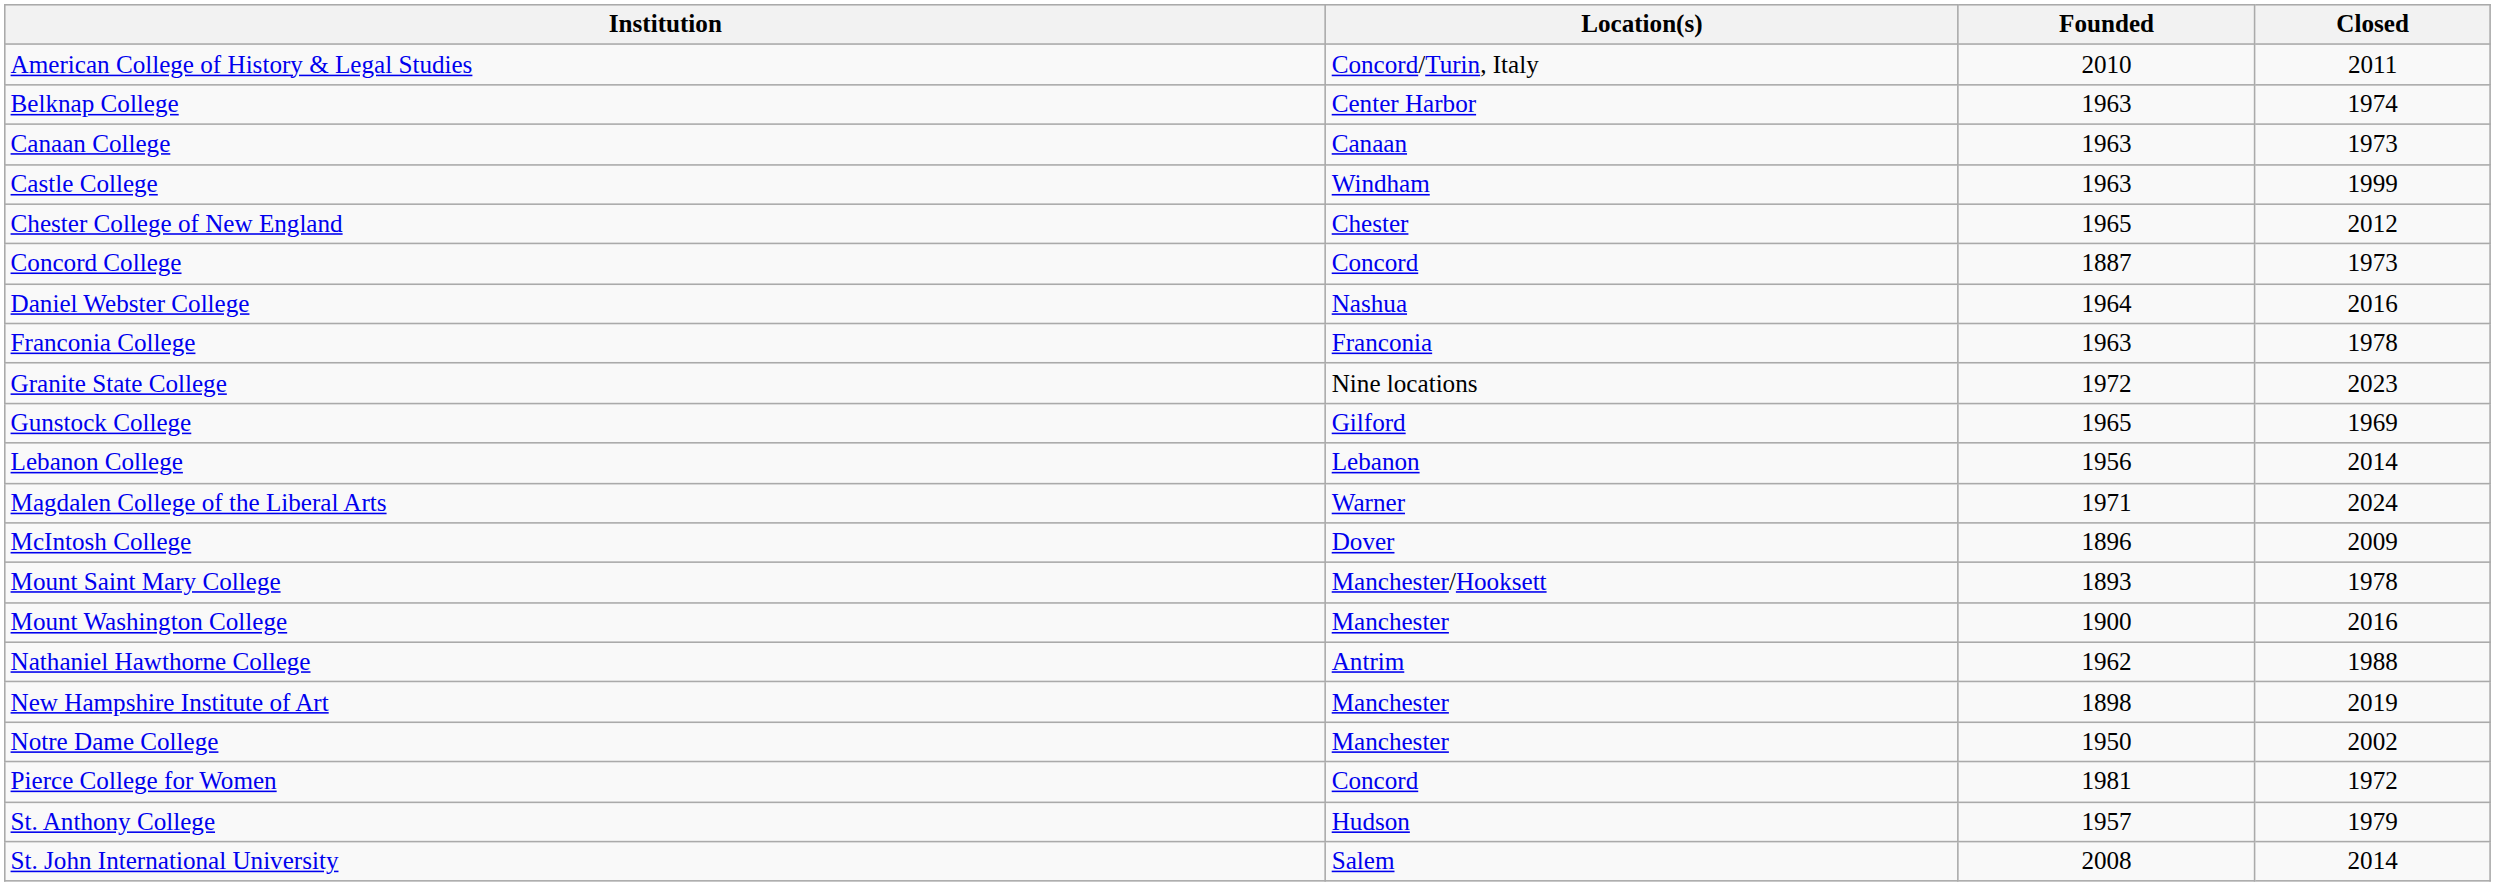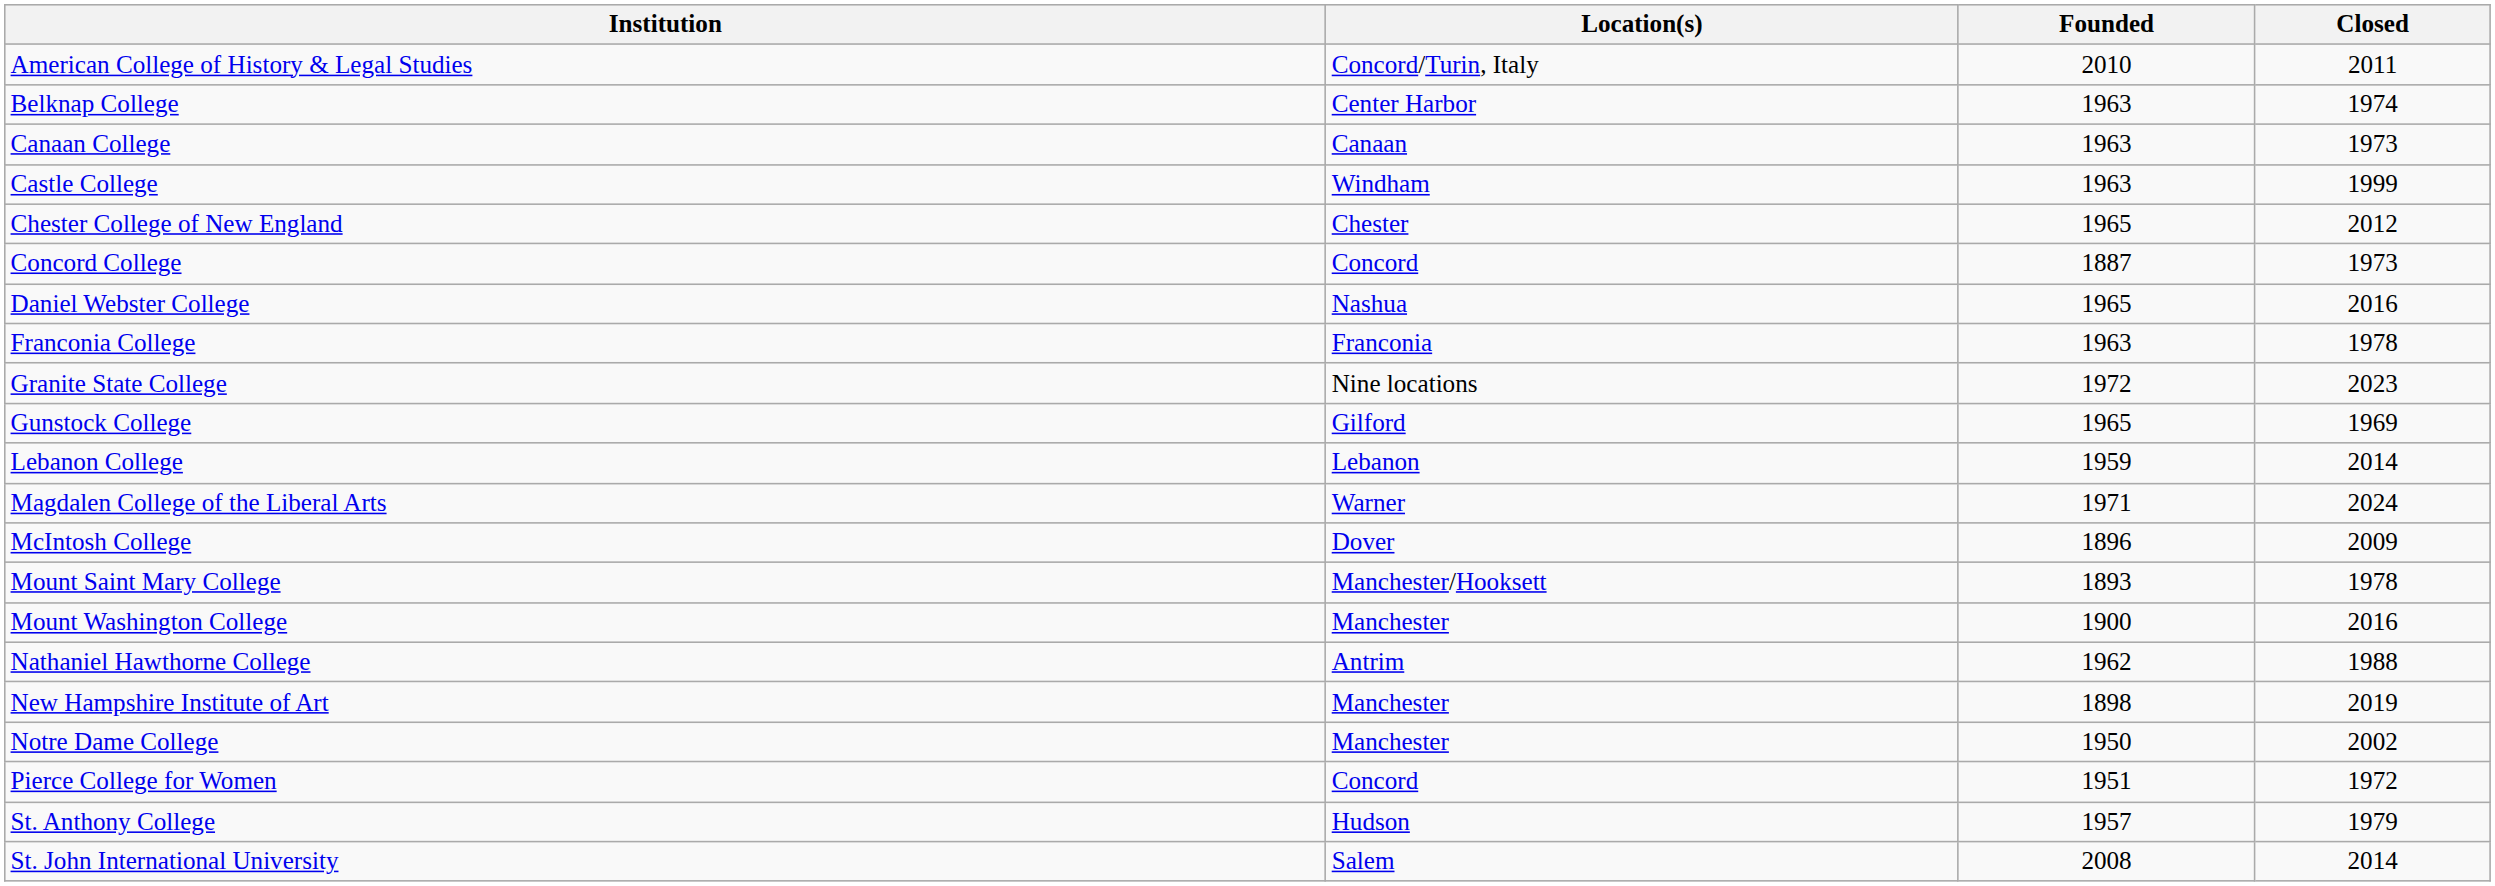(2107, 303) 1964 -> (2107, 303) 1965
(2107, 462) 1956 -> (2107, 462) 1959
(2107, 781) 1981 -> (2107, 781) 1951
